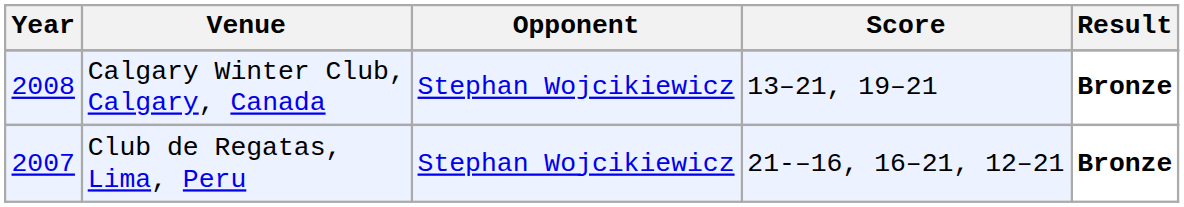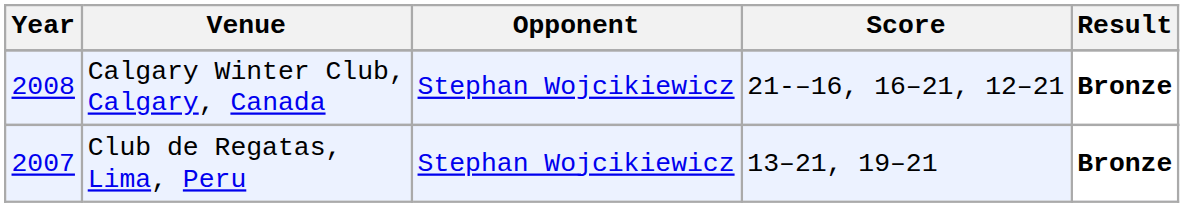(842, 87) 13–21, 19–21 -> (906, 87) 21-–16, 16–21, 12–21
(906, 163) 21-–16, 16–21, 12–21 -> (842, 163) 13–21, 19–21
